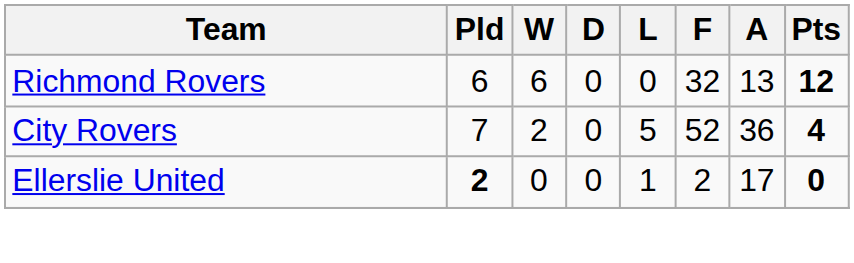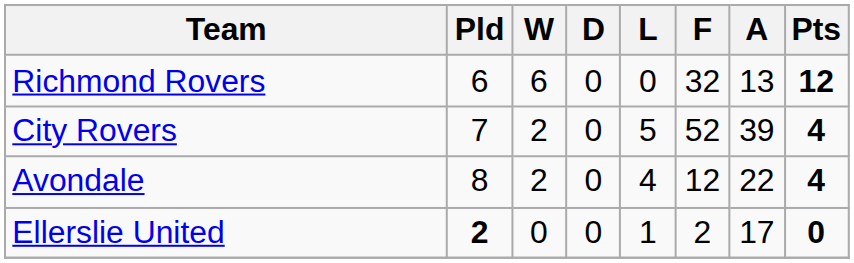(757, 130) 36 -> (757, 130) 39
+ row: (78, 181)
